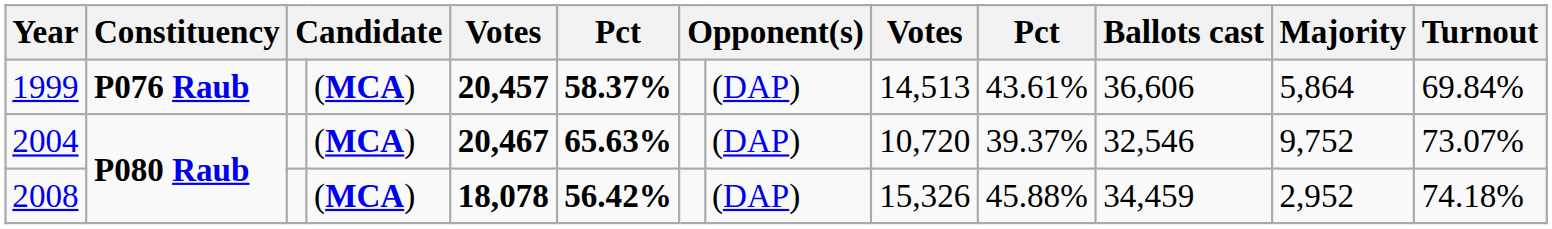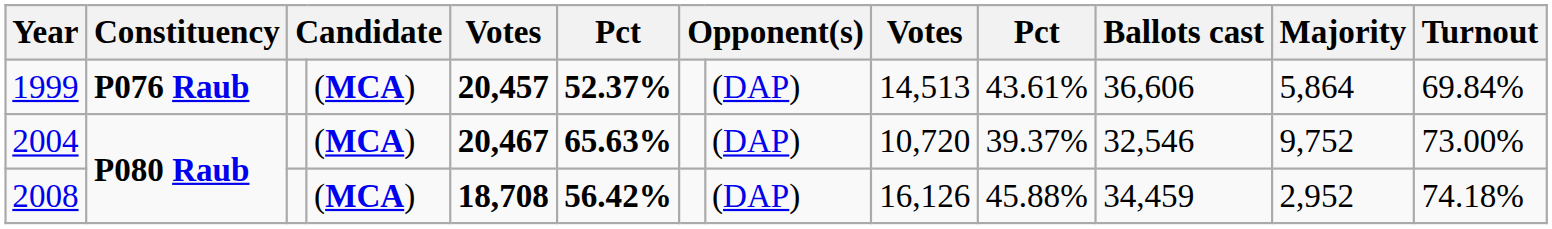(618, 86) 58.37% -> (618, 86) 52.37%
(1473, 141) 73.07% -> (1473, 141) 73.00%
(503, 195) 18,078 -> (503, 195) 18,708
(925, 195) 15,326 -> (925, 195) 16,126
